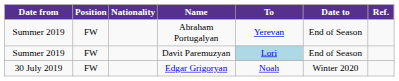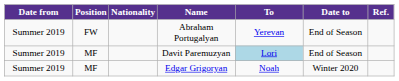(91, 53) FW -> (91, 53) MF
(39, 68) 30 July 2019 -> (39, 68) Summer 2019
(91, 68) FW -> (91, 68) MF
